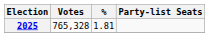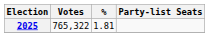(71, 26) 765,328 -> (71, 26) 765,322
